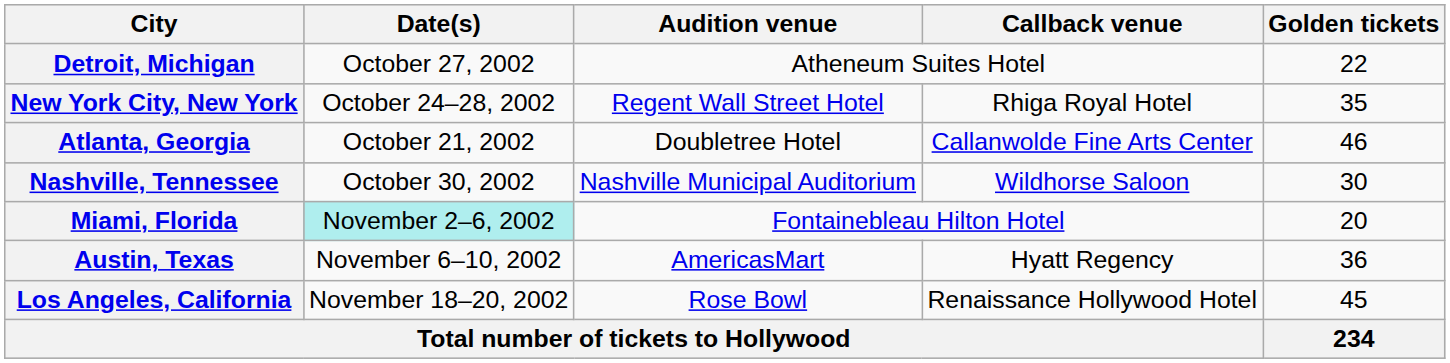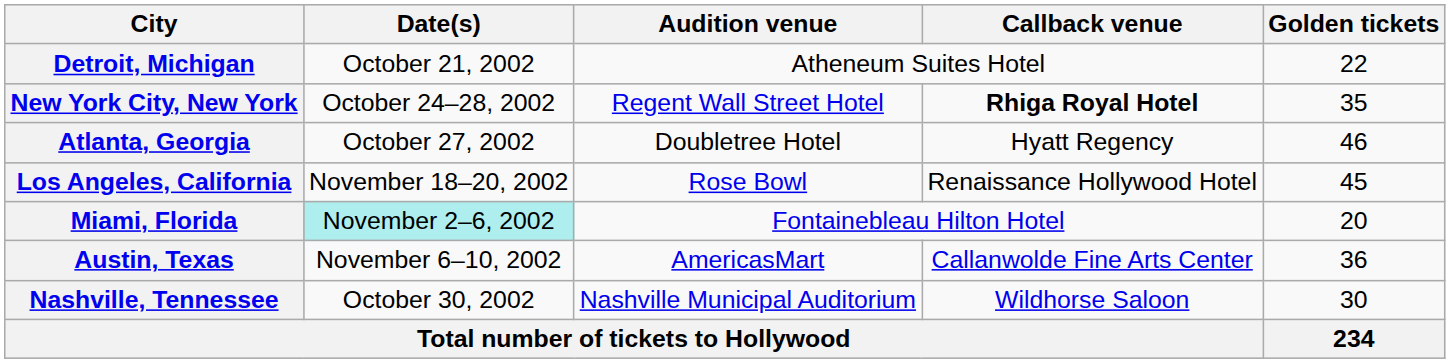(439, 63) October 27, 2002 -> (439, 63) October 21, 2002
(1092, 102) normal -> (1092, 102) bold
(439, 142) October 21, 2002 -> (439, 142) October 27, 2002
(1092, 142) Callanwolde Fine Arts Center -> (1092, 142) Hyatt Regency
rows swapped: (154, 181) <-> (154, 299)
(1092, 260) Hyatt Regency -> (1092, 260) Callanwolde Fine Arts Center
